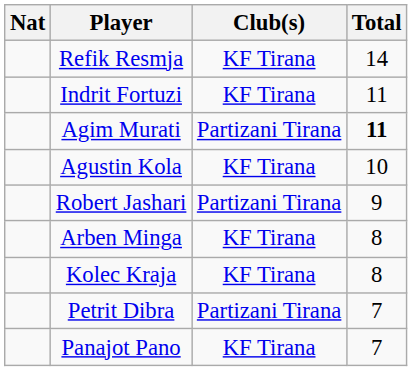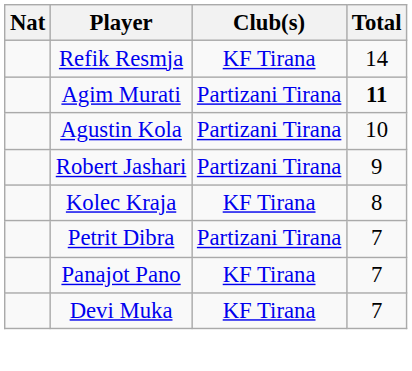- row: (121, 94)
(269, 166) KF Tirana -> (269, 130) Partizani Tirana
- row: (121, 238)
+ row: (121, 310)
